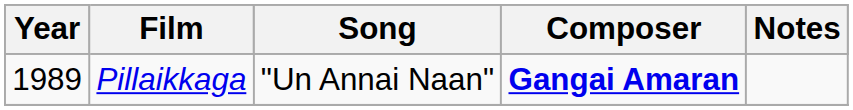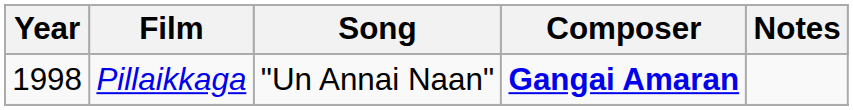(47, 79) 1989 -> (47, 79) 1998
